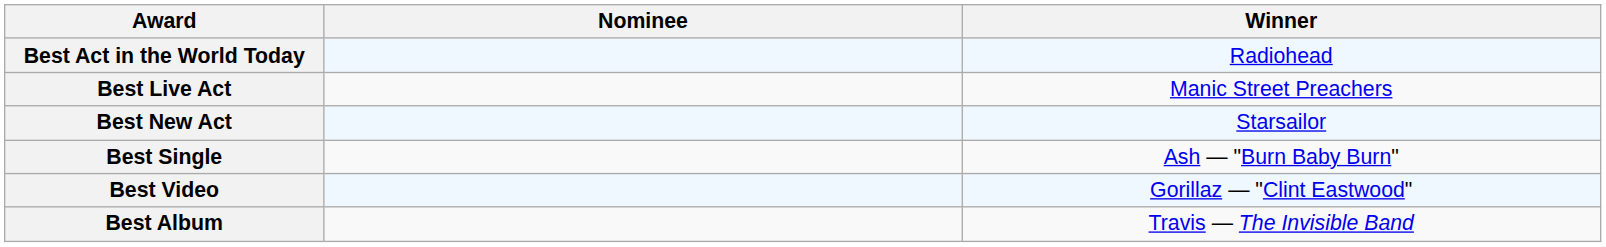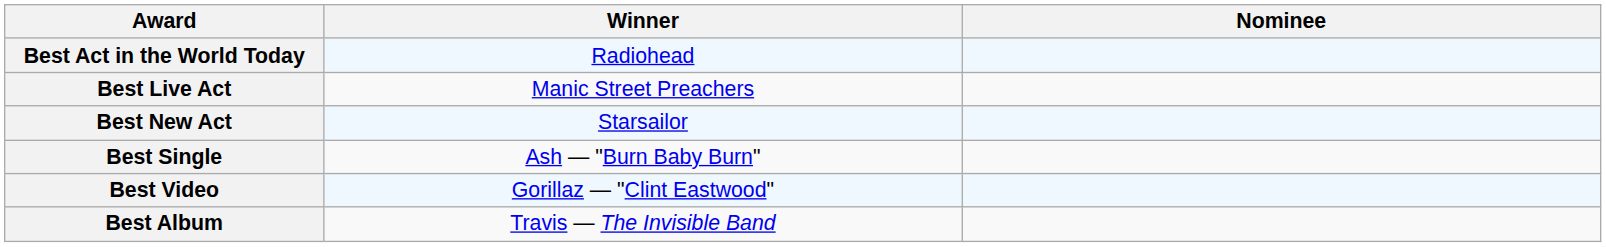columns swapped: (1281, 21) <-> (643, 21)
